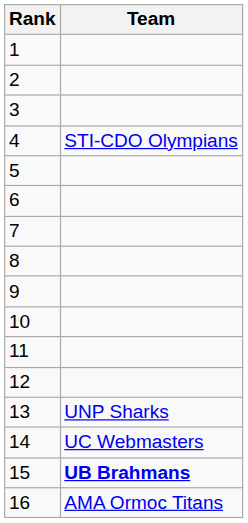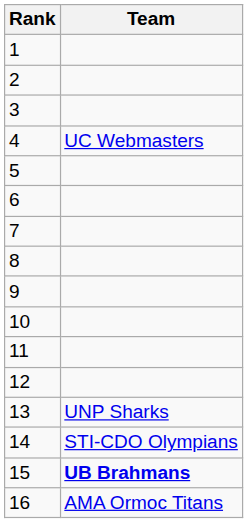(151, 140) STI-CDO Olympians -> (134, 140) UC Webmasters
(134, 442) UC Webmasters -> (151, 442) STI-CDO Olympians
